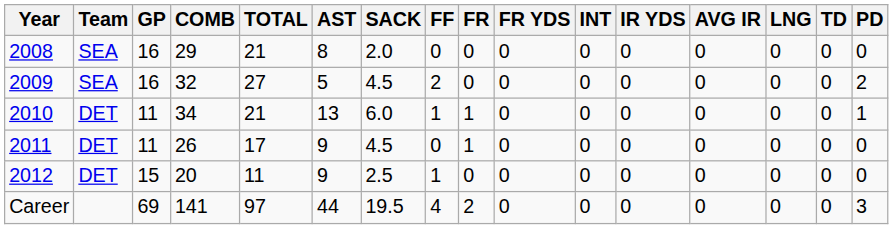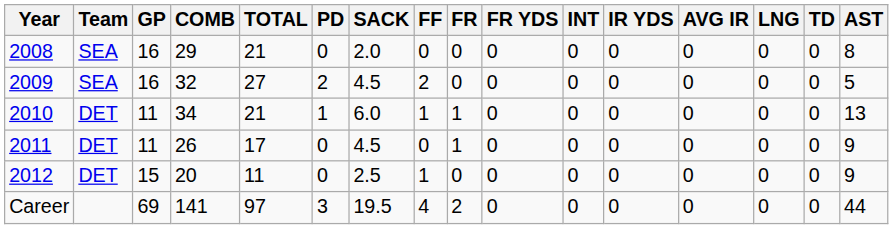columns swapped: (337, 20) <-> (870, 20)
